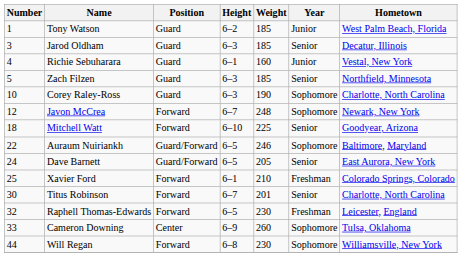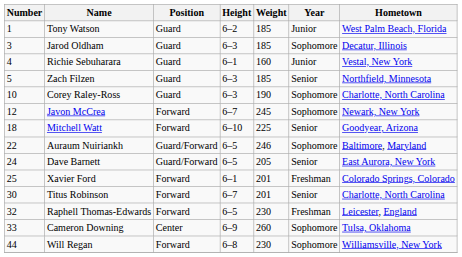(304, 46) Senior -> (314, 46) Sophomore
(263, 112) 248 -> (263, 112) 245
(263, 178) 210 -> (263, 178) 201
